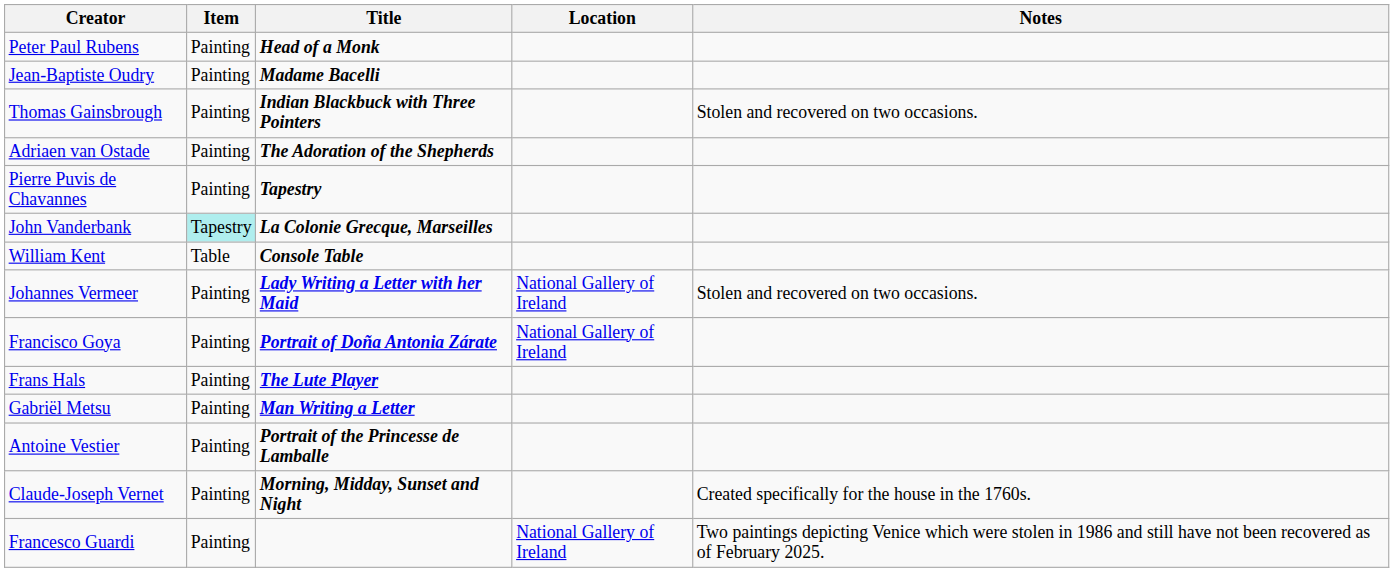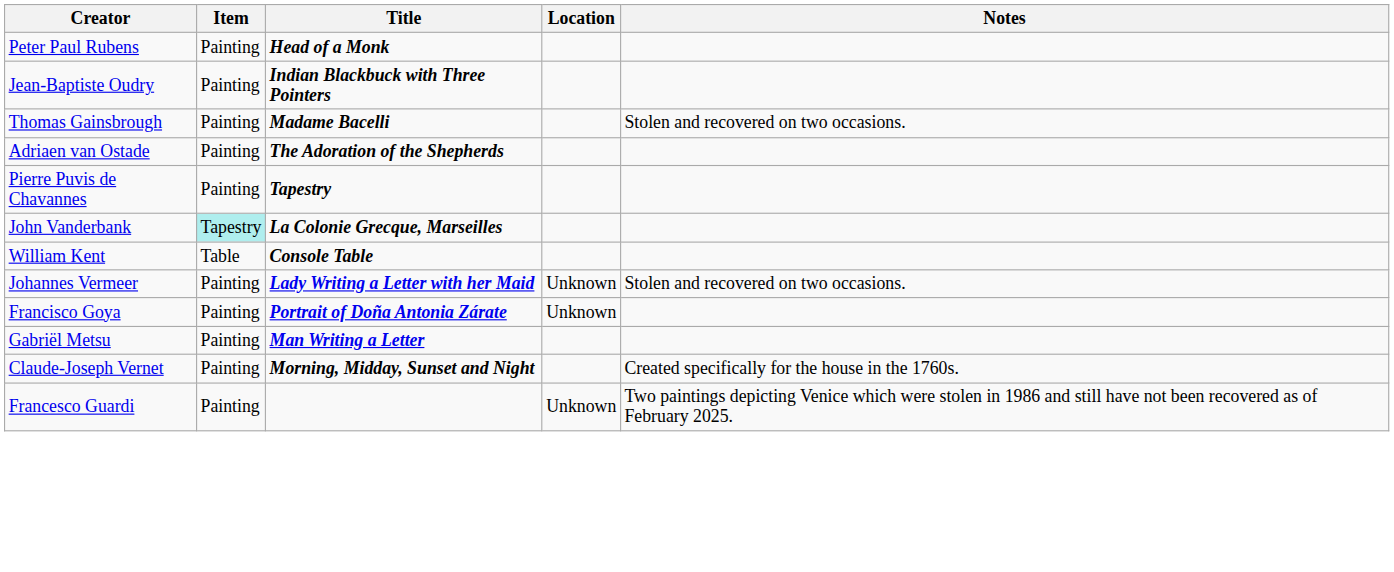(320, 74) Madame Bacelli -> (377, 84) Indian Blackbuck with Three Pointers
(368, 113) Indian Blackbuck with Three Pointers -> (330, 123) Madame Bacelli
(585, 293) National Gallery of Ireland -> (581, 283) Unknown
(585, 342) National Gallery of Ireland -> (581, 312) Unknown
- row: (47, 380)
- row: (64, 446)
(585, 542) National Gallery of Ireland -> (581, 406) Unknown
